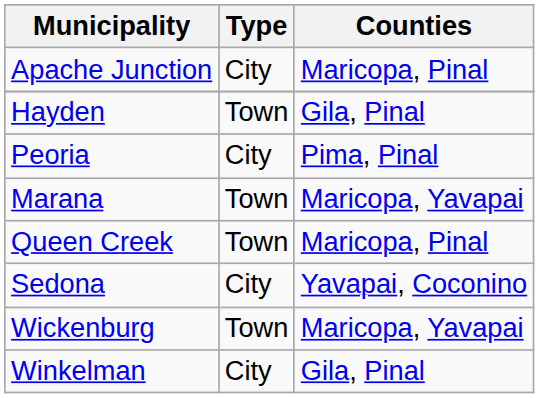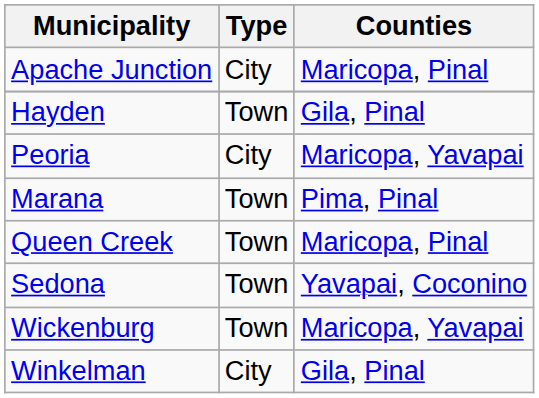(370, 155) Pima, Pinal -> (412, 155) Maricopa, Yavapai
(412, 198) Maricopa, Yavapai -> (370, 198) Pima, Pinal
(248, 284) City -> (257, 284) Town
